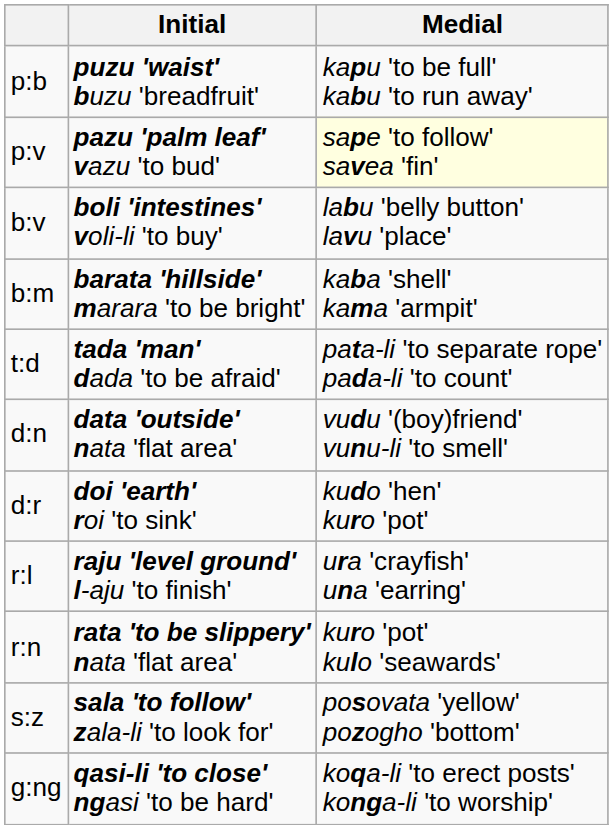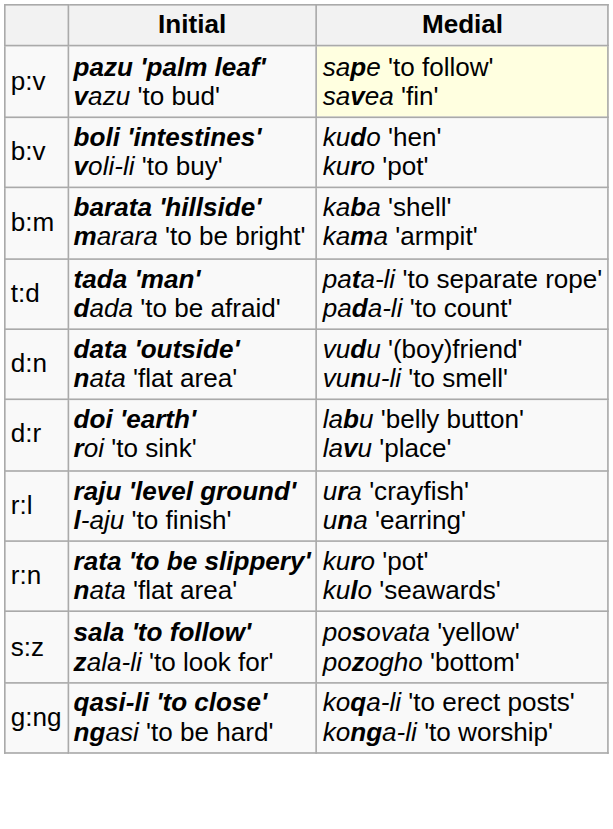- row: (29, 81)
(423, 222) labu 'belly button' lavu 'place' -> (382, 151) kudo 'hen' kuro 'pot'
(382, 505) kudo 'hen' kuro 'pot' -> (423, 434) labu 'belly button' lavu 'place'
